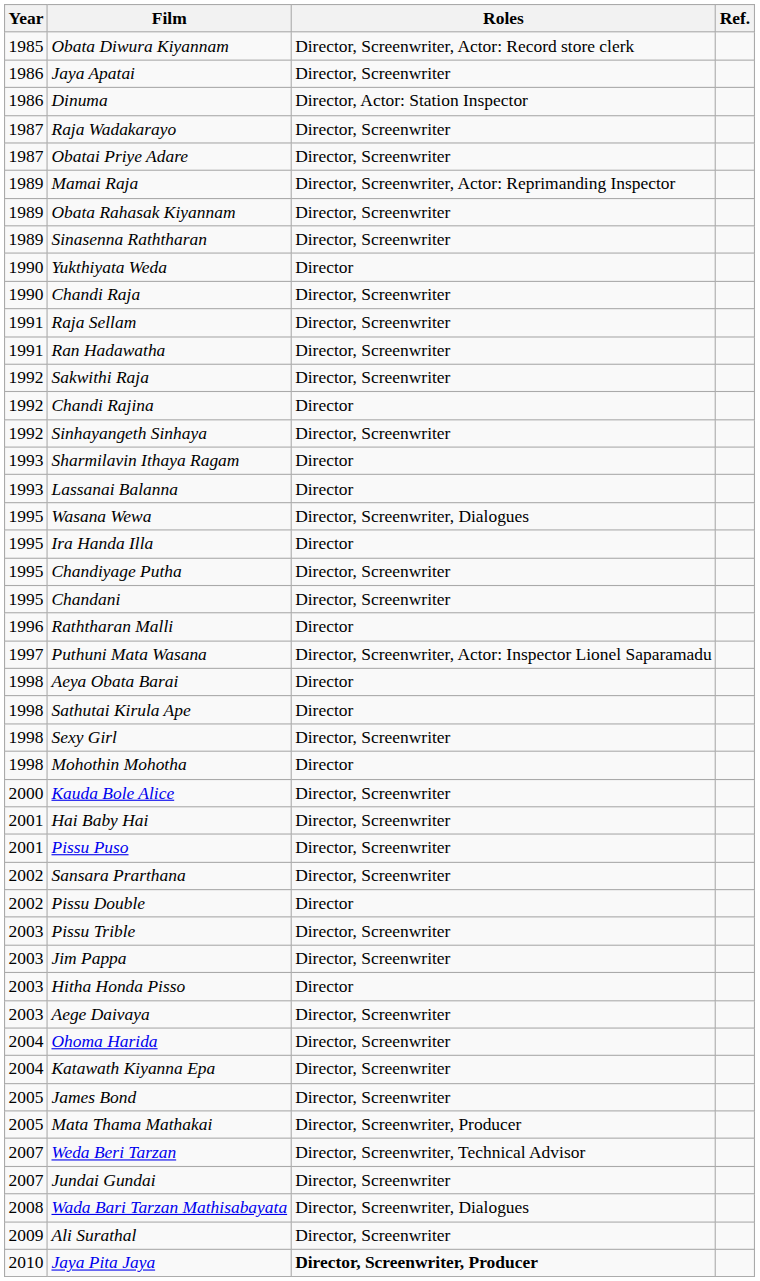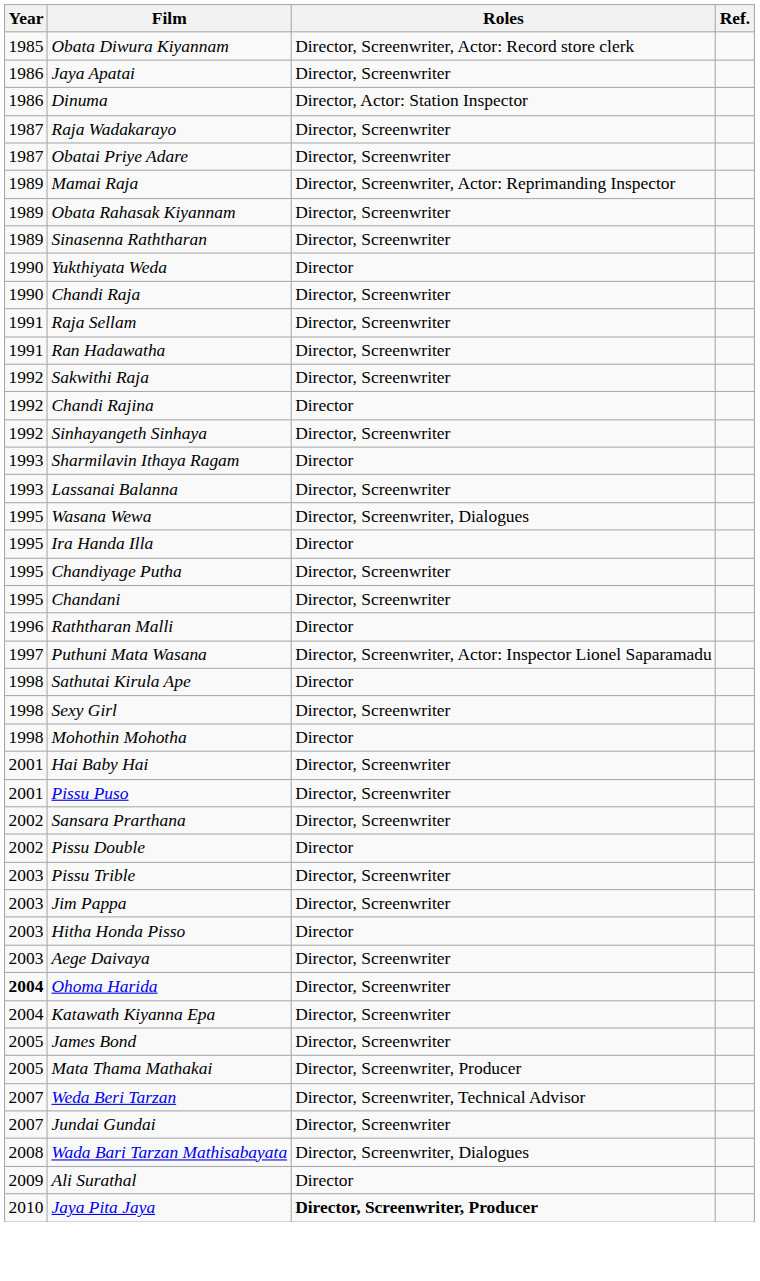(324, 488) Director -> (373, 488) Director, Screenwriter
- row: (115, 682)
- row: (113, 792)
(26, 1041) normal -> (26, 986) bold
(373, 1235) Director, Screenwriter -> (324, 1179) Director
